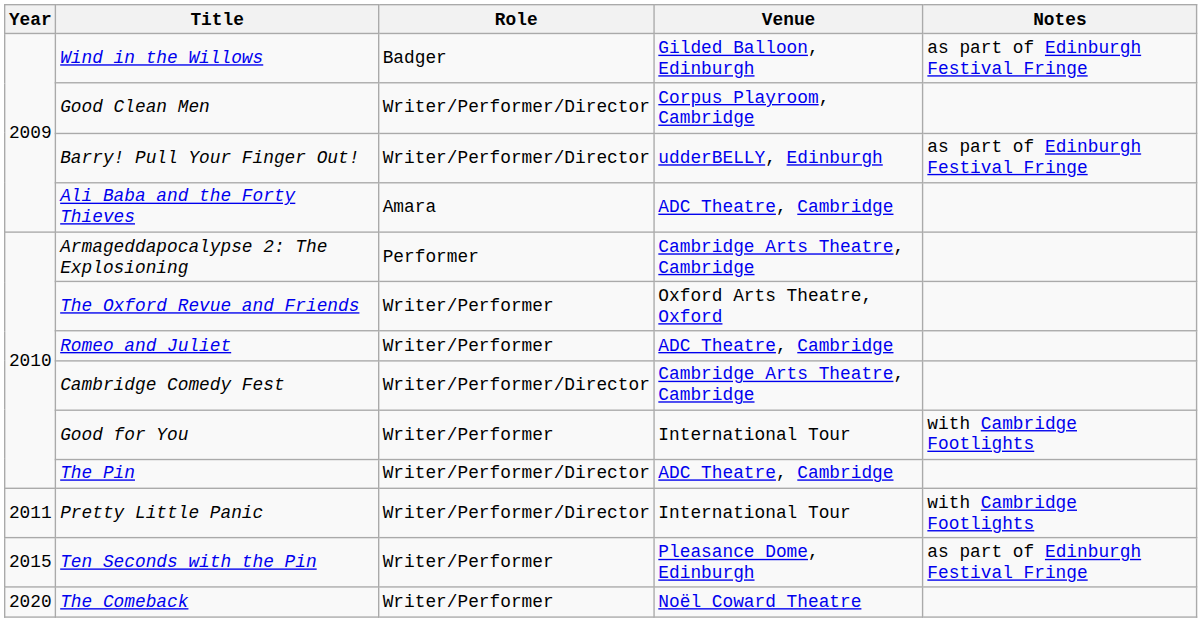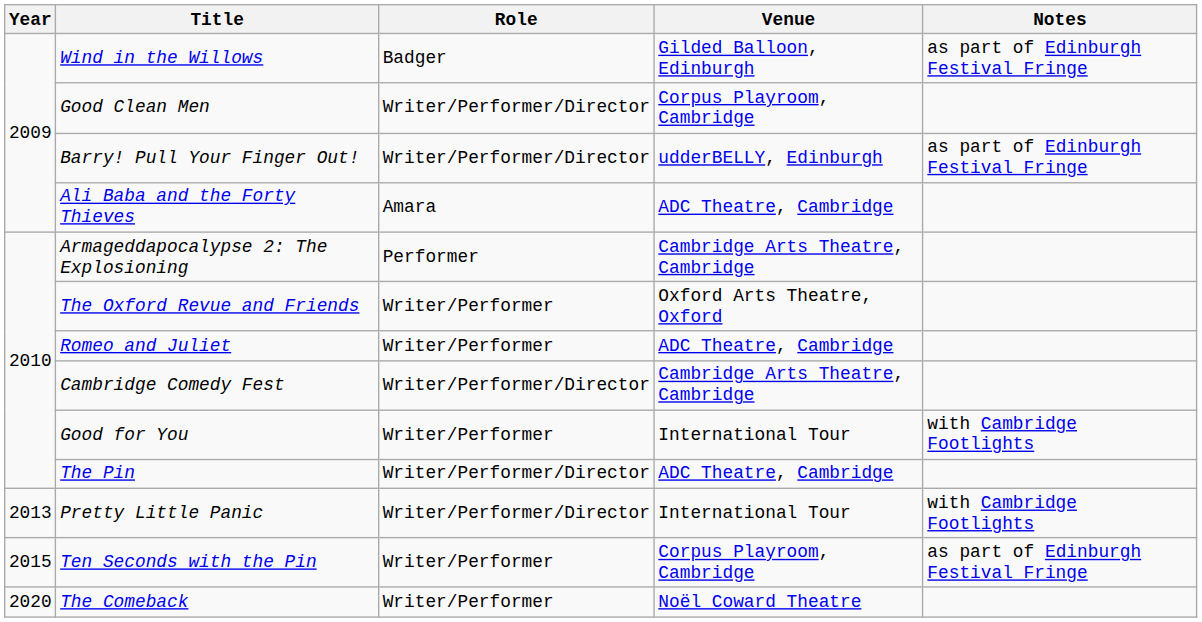(30, 513) 2011 -> (30, 513) 2013
(738, 563) Pleasance Dome, Edinburgh -> (744, 563) Corpus Playroom, Cambridge
